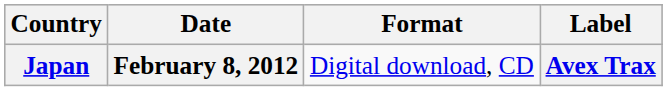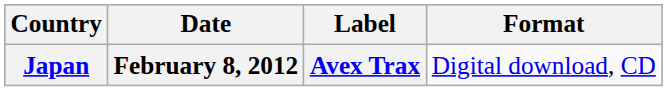columns swapped: (422, 24) <-> (601, 24)
